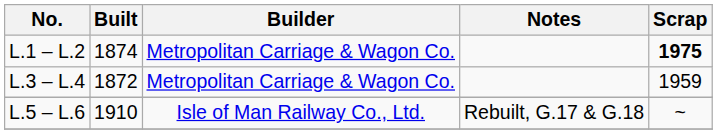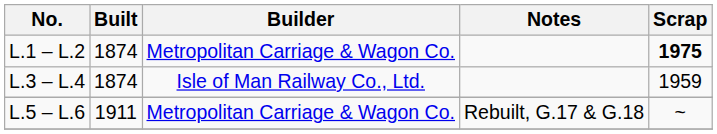(116, 81) 1872 -> (116, 81) 1874
(301, 81) Metropolitan Carriage & Wagon Co. -> (301, 81) Isle of Man Railway Co., Ltd.
(116, 112) 1910 -> (116, 112) 1911
(301, 112) Isle of Man Railway Co., Ltd. -> (301, 112) Metropolitan Carriage & Wagon Co.
